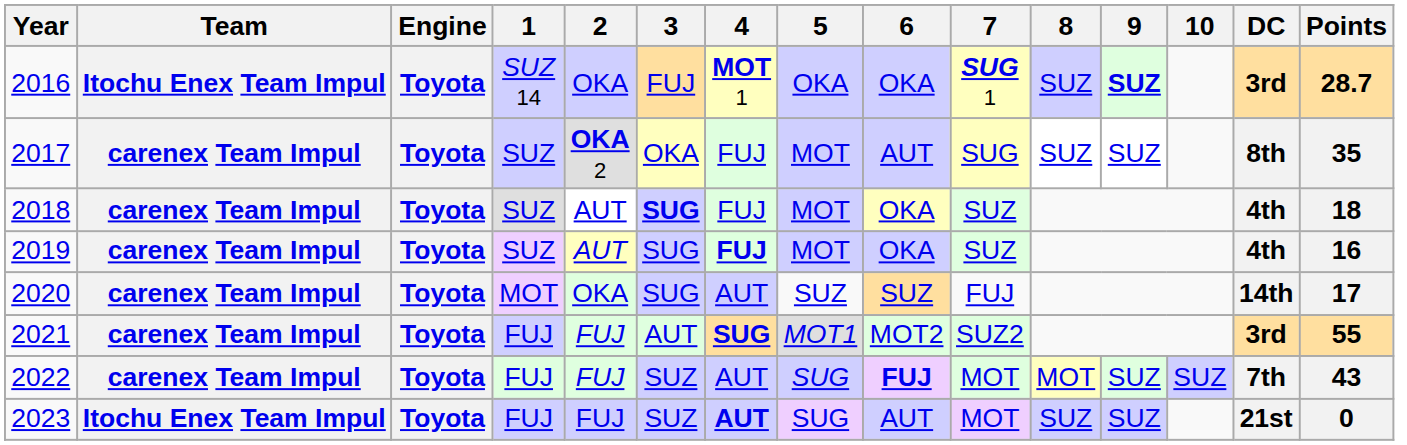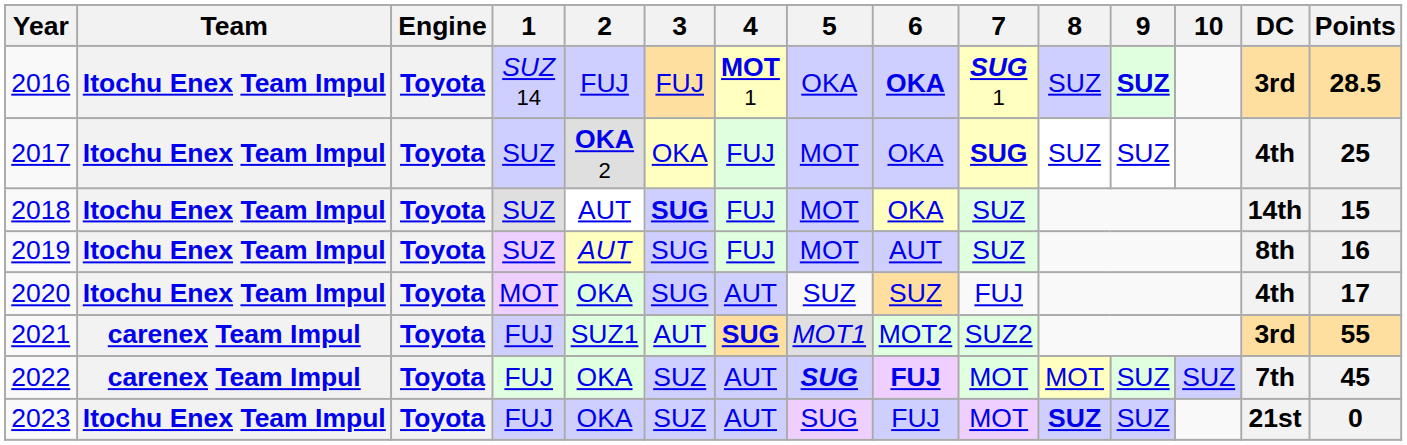(600, 82) OKA -> (605, 82) FUJ
(907, 82) normal -> (915, 82) bold
(1346, 82) 28.7 -> (1355, 82) 28.5
(234, 153) carenex Team Impul -> (234, 153) Itochu Enex Team Impul
(907, 153) AUT -> (915, 153) OKA
(990, 153) normal -> (999, 153) bold
(1266, 153) 8th -> (1275, 153) 4th
(1346, 153) 35 -> (1355, 153) 25
(234, 209) carenex Team Impul -> (234, 209) Itochu Enex Team Impul
(1266, 209) 4th -> (1275, 209) 14th
(1346, 209) 18 -> (1355, 209) 15
(234, 251) carenex Team Impul -> (234, 251) Itochu Enex Team Impul
(742, 251) bold -> (750, 251) normal
(907, 251) OKA -> (915, 251) AUT
(1266, 251) 4th -> (1275, 251) 8th
(234, 293) carenex Team Impul -> (234, 293) Itochu Enex Team Impul
(1266, 293) 14th -> (1275, 293) 4th
(600, 335) FUJ -> (605, 335) SUZ1
(600, 377) FUJ -> (605, 377) OKA
(820, 377) normal -> (829, 377) bold
(1346, 377) 43 -> (1355, 377) 45
(600, 418) FUJ -> (605, 418) OKA
(742, 418) bold -> (750, 418) normal
(907, 418) AUT -> (915, 418) FUJ
(1066, 418) normal -> (1075, 418) bold
